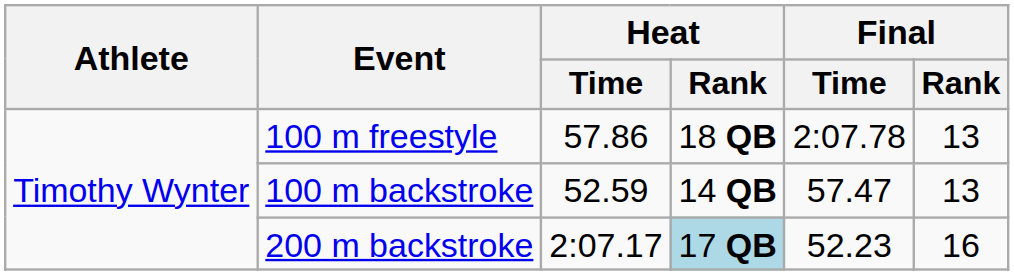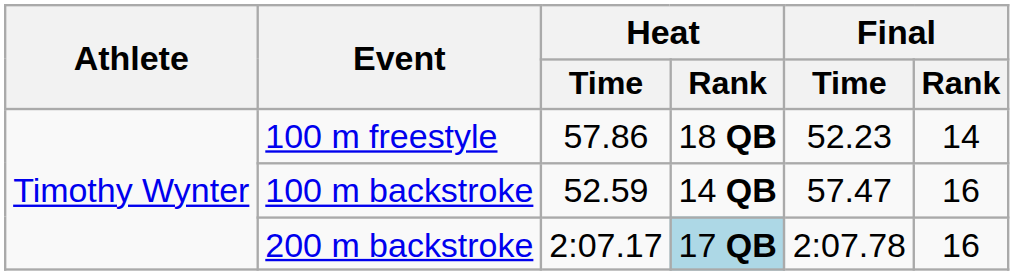(849, 137) 2:07.78 -> (849, 137) 52.23
(961, 137) 13 -> (961, 137) 14
(961, 190) 13 -> (961, 190) 16
(849, 244) 52.23 -> (849, 244) 2:07.78
